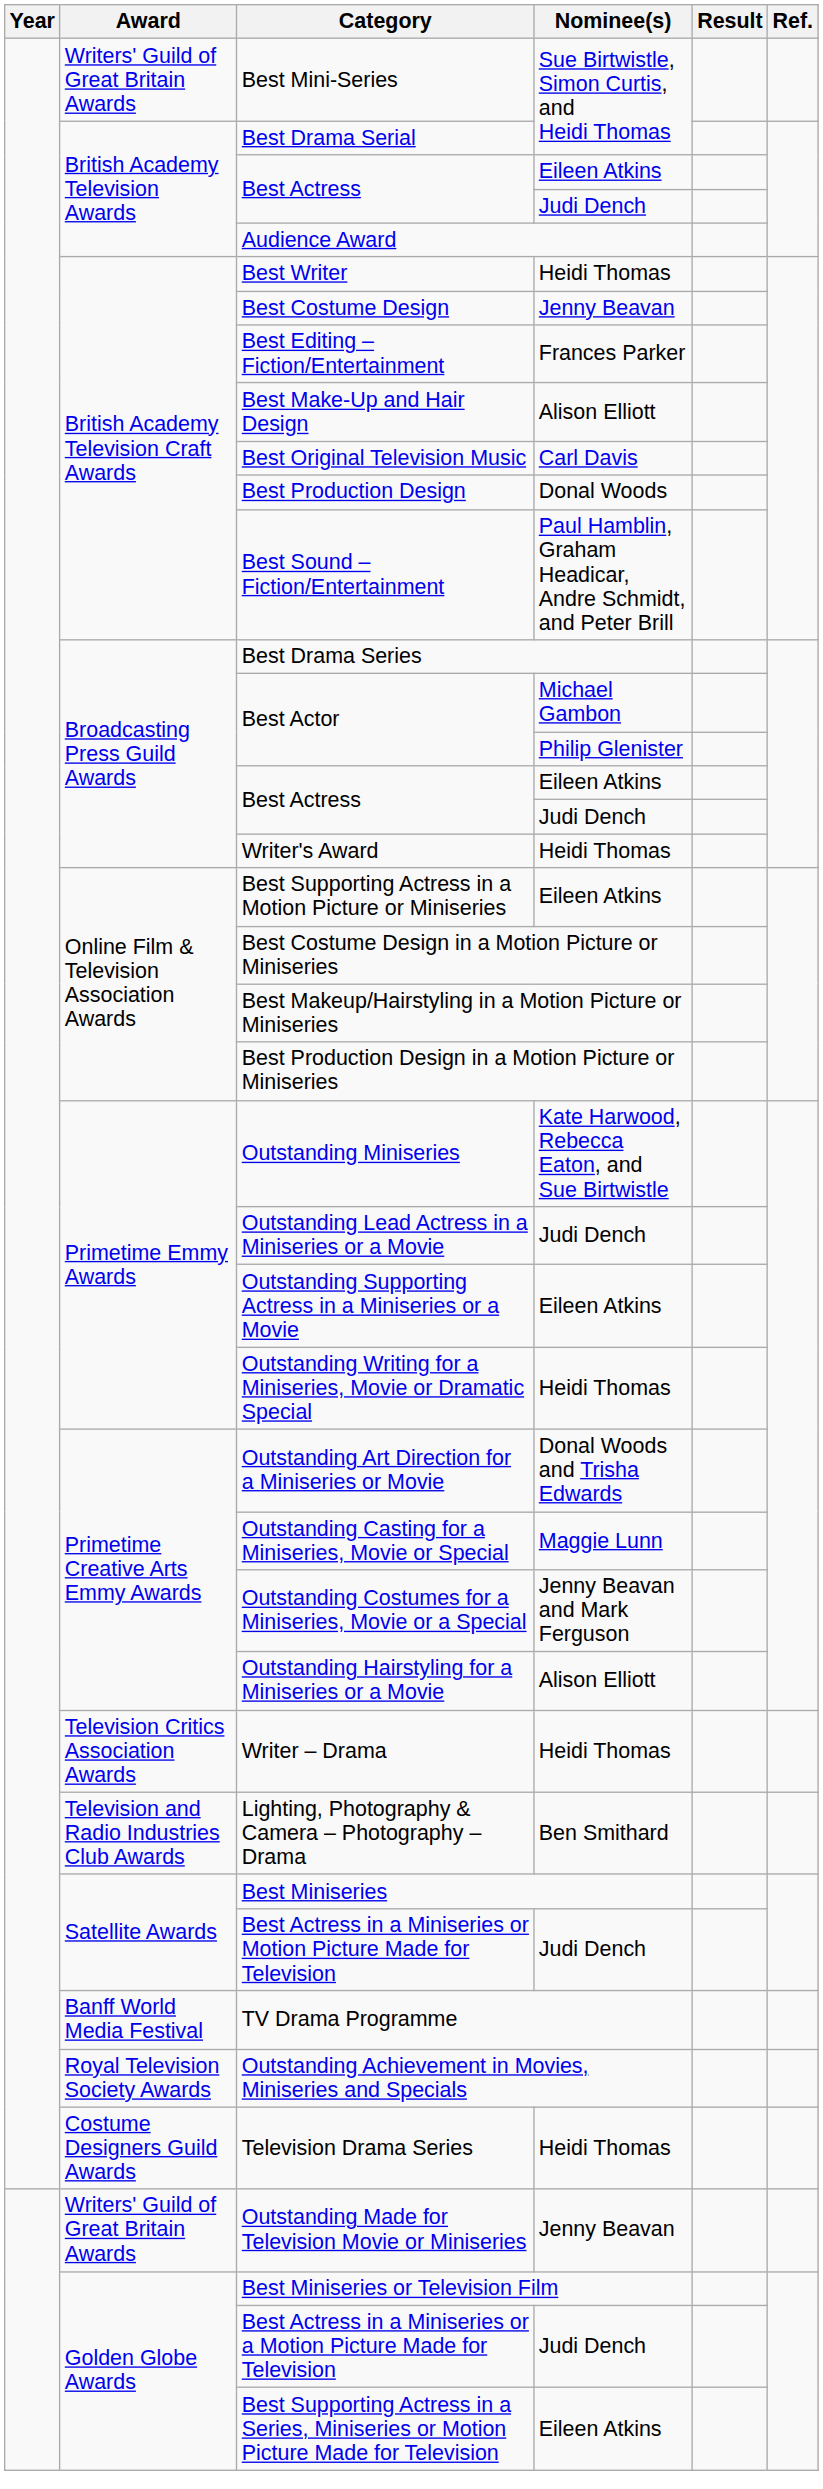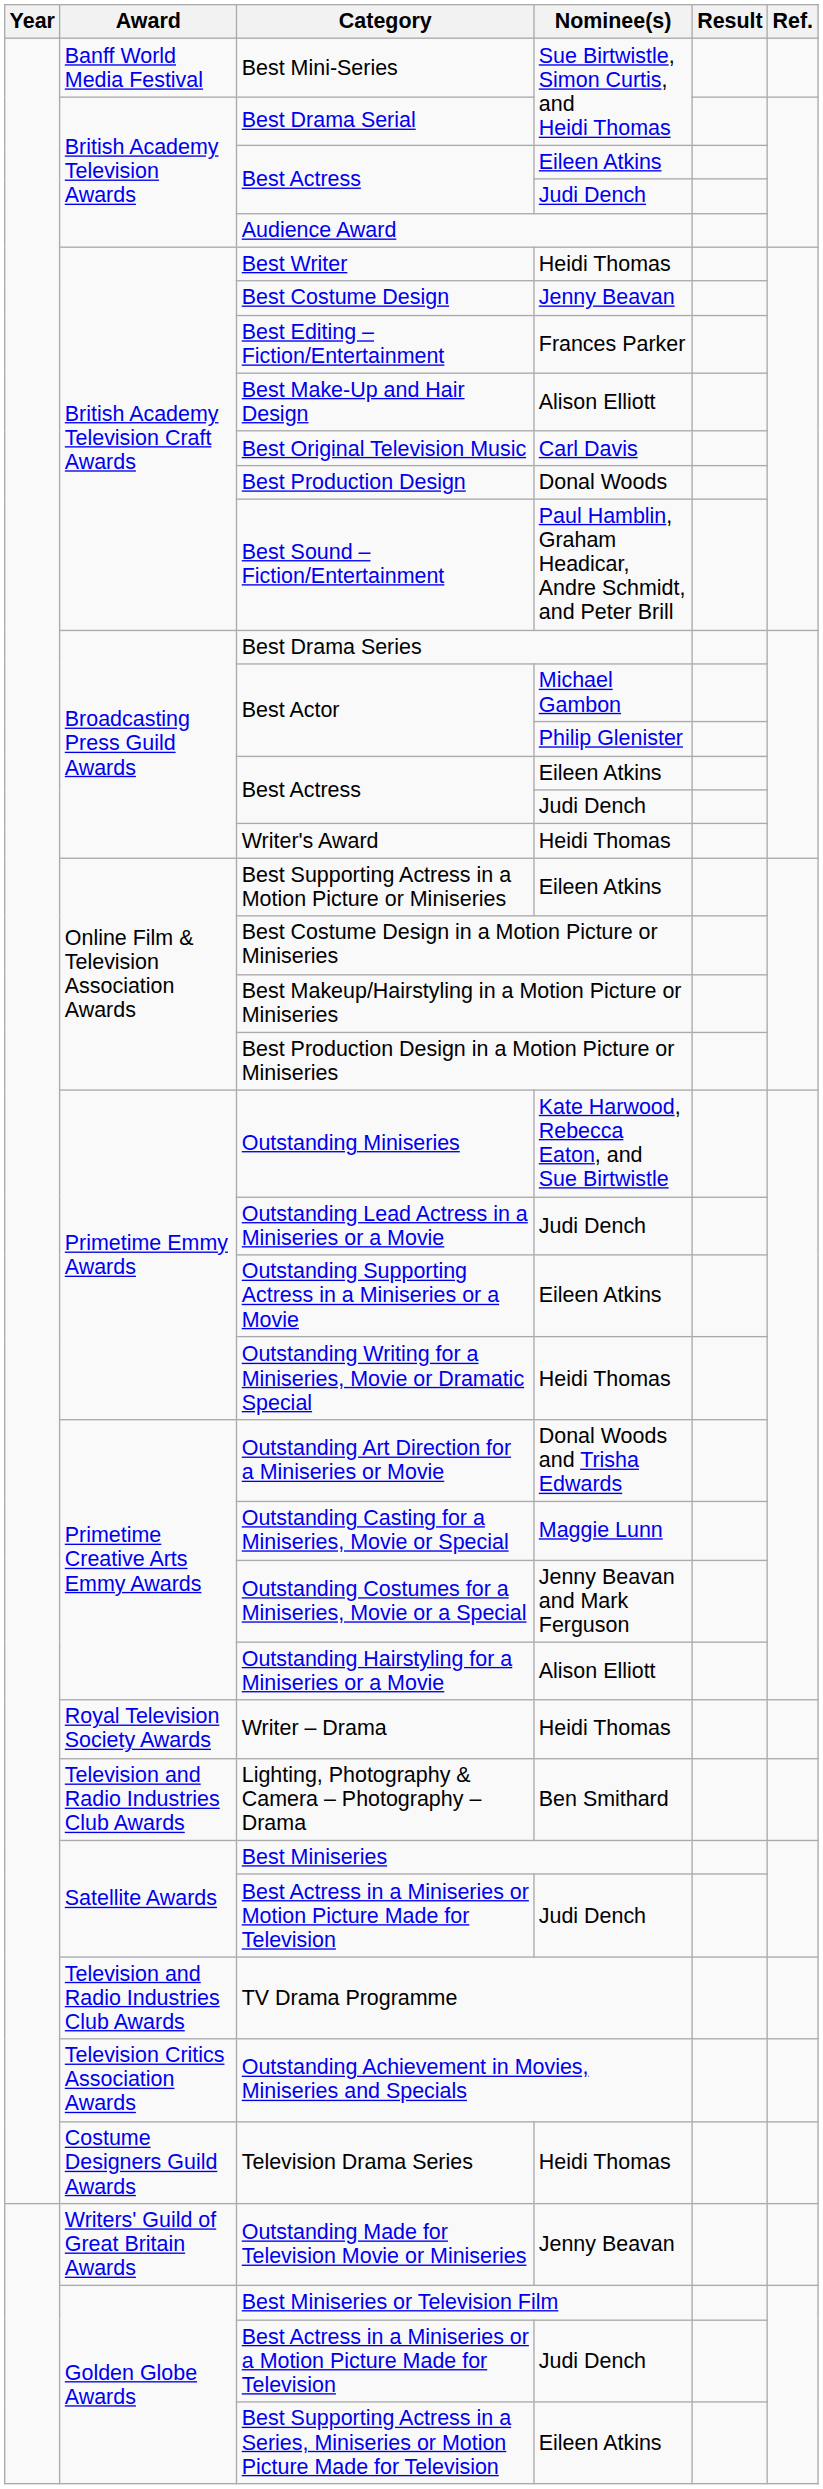(141, 79) Writers' Guild of Great Britain Awards -> (134, 67) Banff World Media Festival
(145, 1750) Television Critics Association Awards -> (142, 1728) Royal Television Society Awards
(134, 2019) Banff World Media Festival -> (142, 1997) Television and Radio Industries Club Awards
(142, 2077) Royal Television Society Awards -> (145, 2079) Television Critics Association Awards
